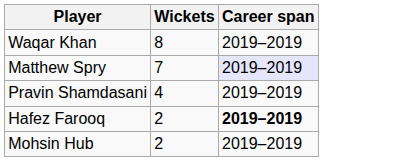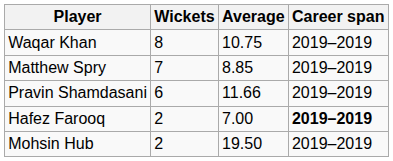+ column: (253, 17)
(262, 67) lavender background -> (332, 67) no background
(159, 93) 4 -> (159, 93) 6
